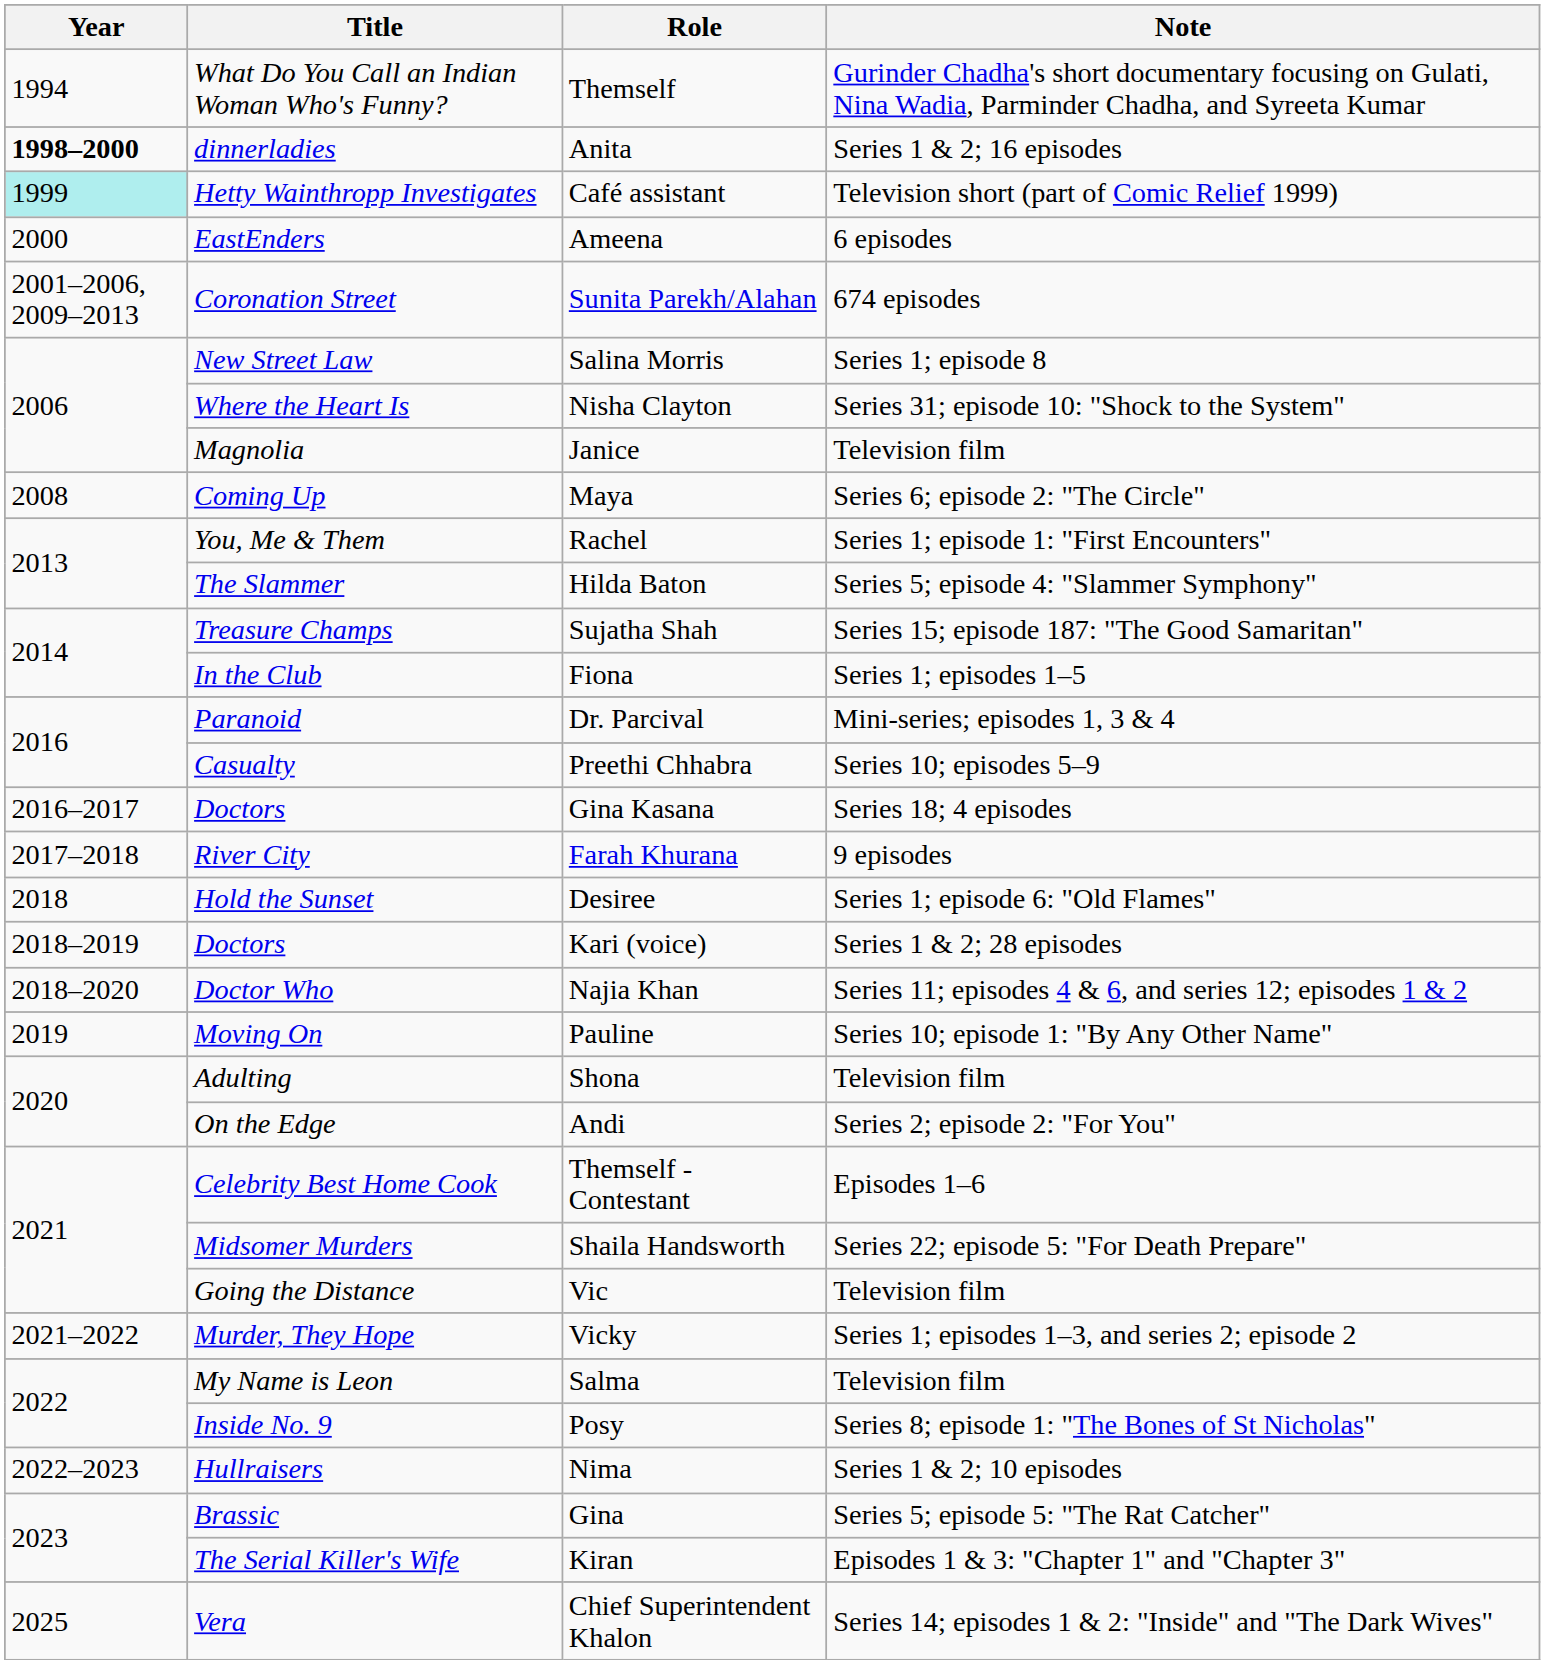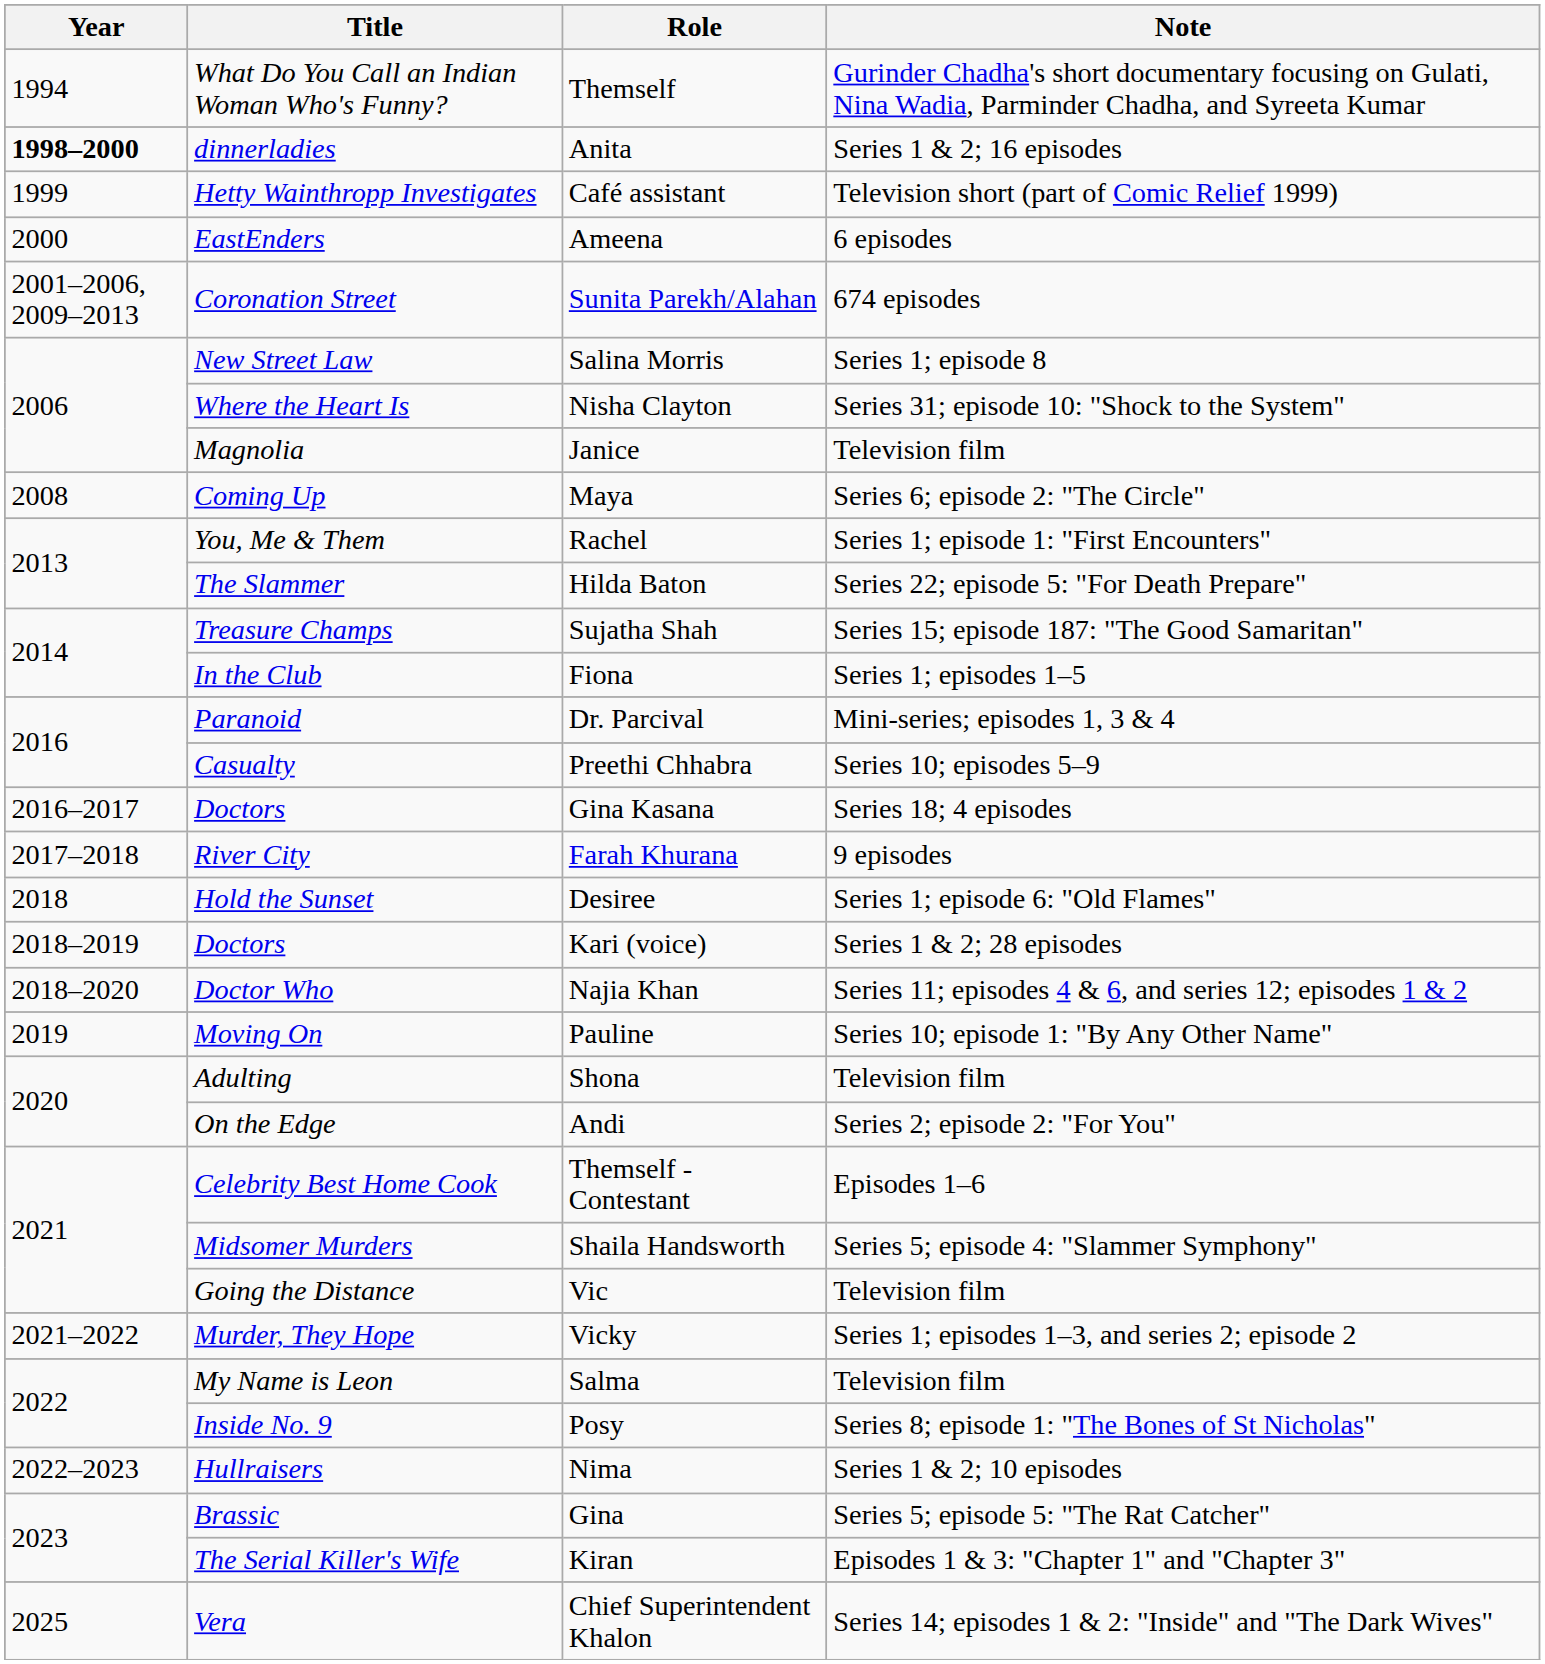(40, 193) paleturquoise background -> (40, 193) no background
(1075, 584) Series 5; episode 4: "Slammer Symphony" -> (1070, 584) Series 22; episode 5: "For Death Prepare"
(1070, 1245) Series 22; episode 5: "For Death Prepare" -> (1075, 1245) Series 5; episode 4: "Slammer Symphony"
